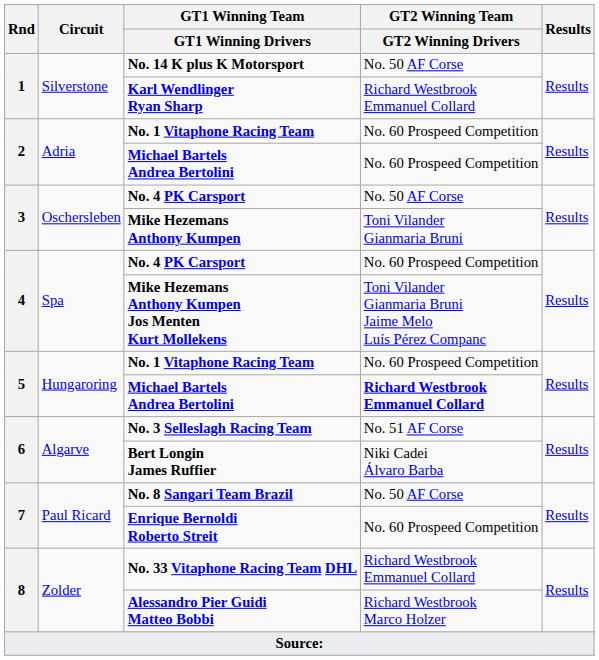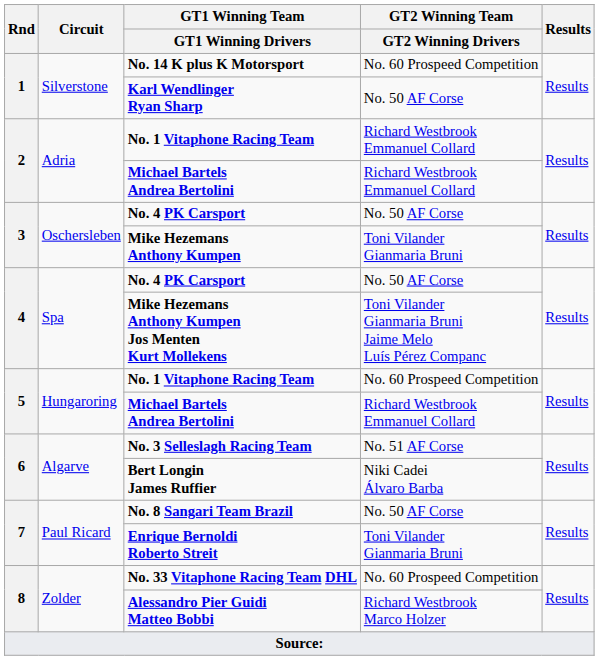(414, 65) No. 50 AF Corse -> (451, 65) No. 60 Prospeed Competition
(420, 98) Richard Westbrook Emmanuel Collard -> (414, 98) No. 50 AF Corse
(451, 131) No. 60 Prospeed Competition -> (420, 139) Richard Westbrook Emmanuel Collard
(451, 164) No. 60 Prospeed Competition -> (420, 181) Richard Westbrook Emmanuel Collard
(451, 262) No. 60 Prospeed Competition -> (414, 280) No. 50 AF Corse
(425, 396) bold -> (420, 413) normal
(451, 527) No. 60 Prospeed Competition -> (413, 545) Toni Vilander Gianmaria Bruni
(420, 569) Richard Westbrook Emmanuel Collard -> (451, 578) No. 60 Prospeed Competition
